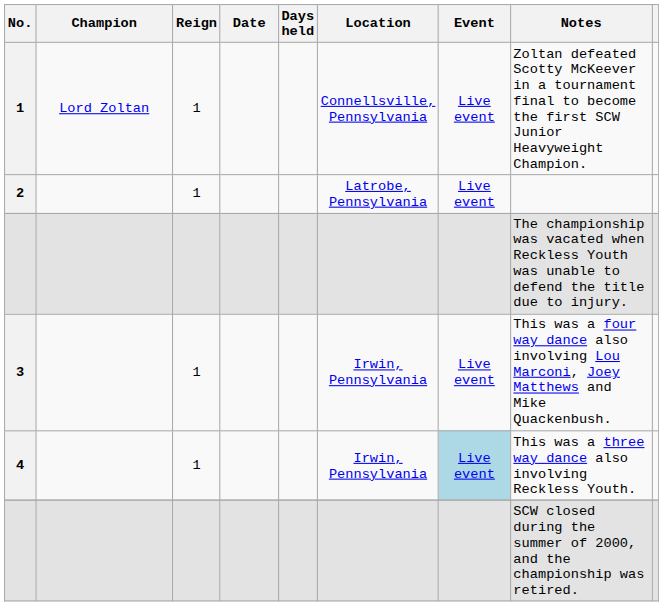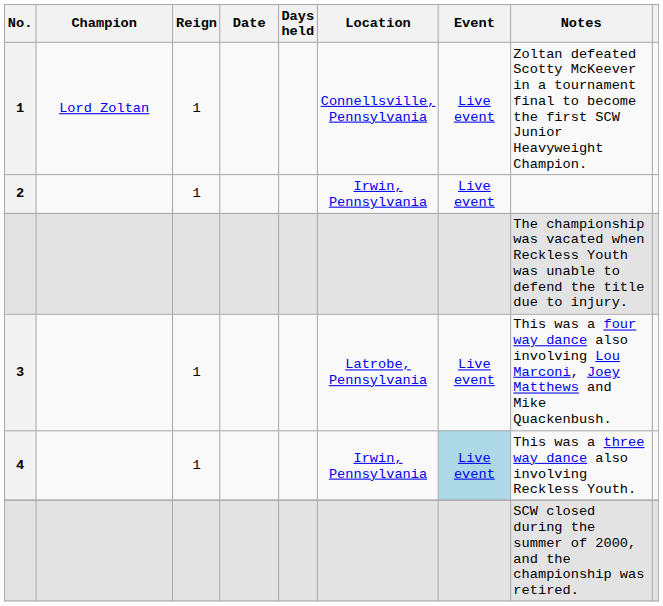(378, 194) Latrobe, Pennsylvania -> (378, 194) Irwin, Pennsylvania
(378, 372) Irwin, Pennsylvania -> (378, 372) Latrobe, Pennsylvania
